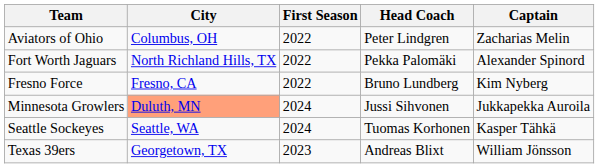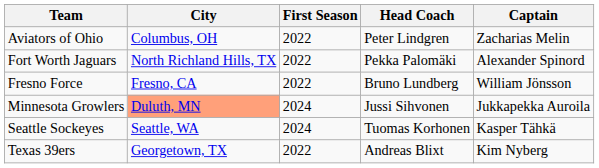(512, 83) Kim Nyberg -> (524, 83) William Jönsson
(297, 151) 2023 -> (297, 151) 2022
(524, 151) William Jönsson -> (512, 151) Kim Nyberg
